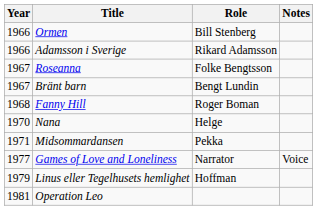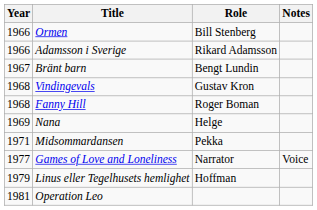- row: (58, 68)
+ row: (65, 86)
(19, 123) 1970 -> (19, 123) 1969
